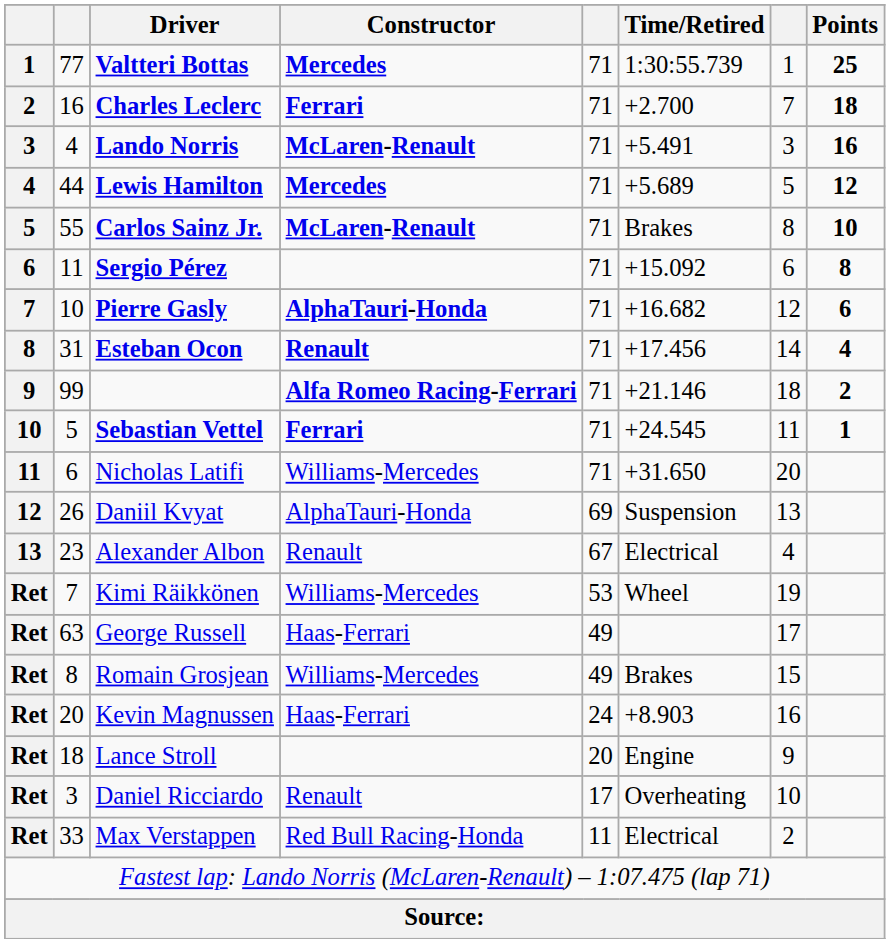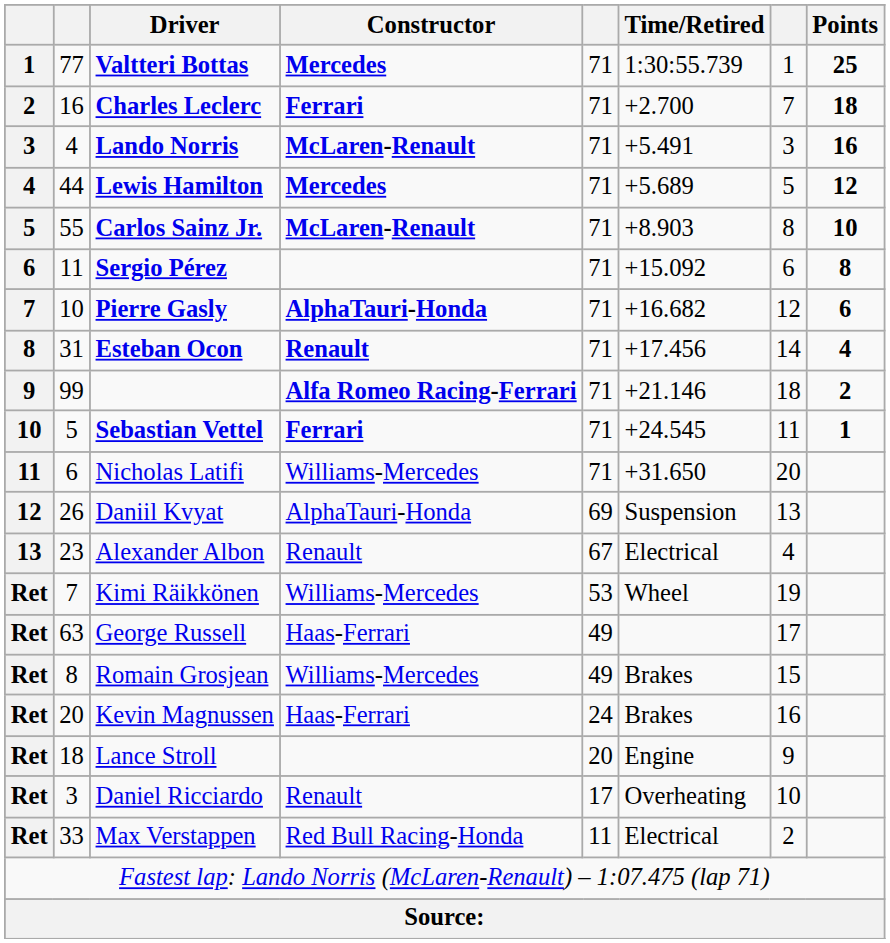(659, 227) Brakes -> (659, 227) +8.903
(659, 714) +8.903 -> (659, 714) Brakes
